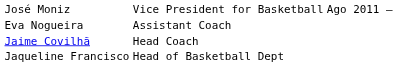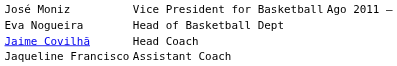(182, 25) Assistant Coach -> (208, 25) Head of Basketball Dept
(208, 57) Head of Basketball Dept -> (182, 57) Assistant Coach
